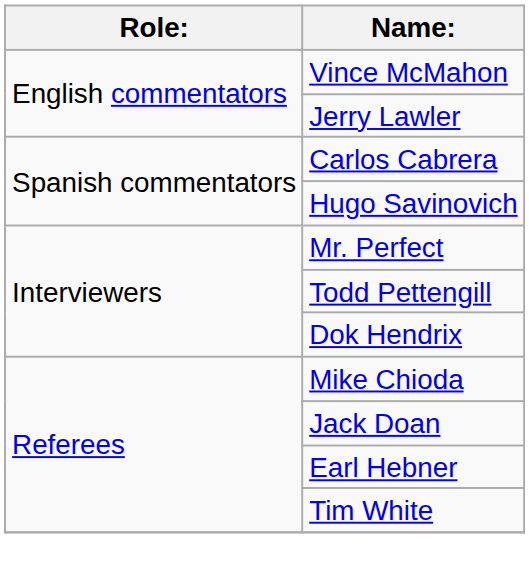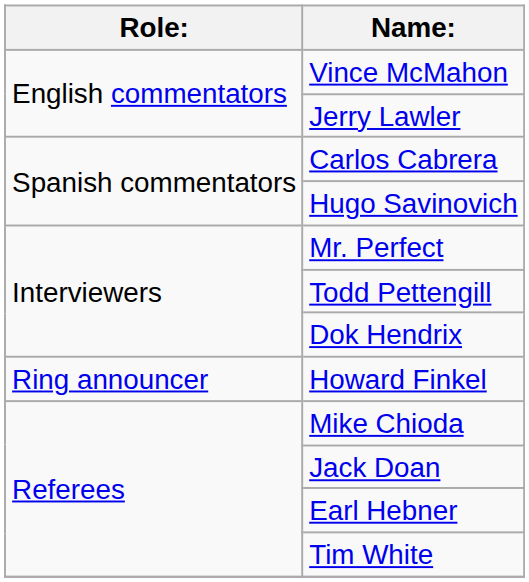+ row: (398, 379)
